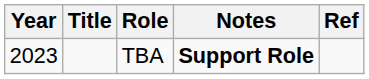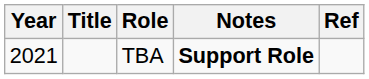(34, 55) 2023 -> (34, 55) 2021
